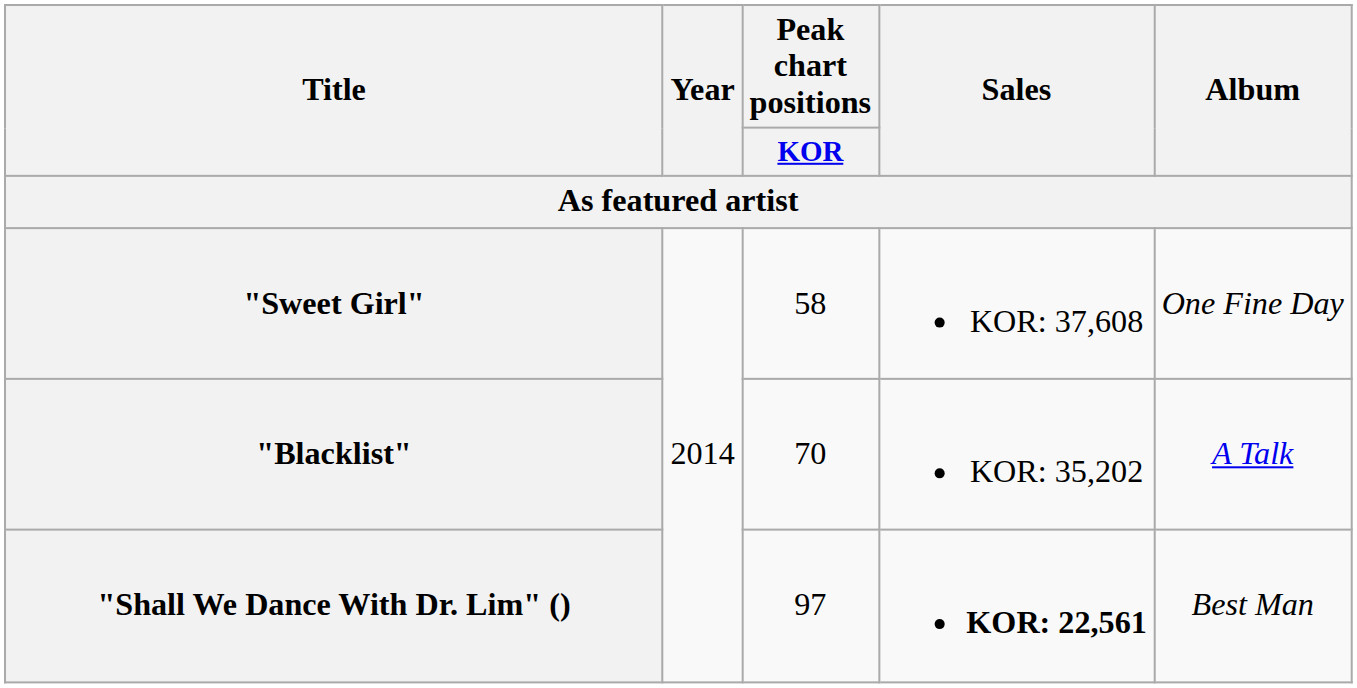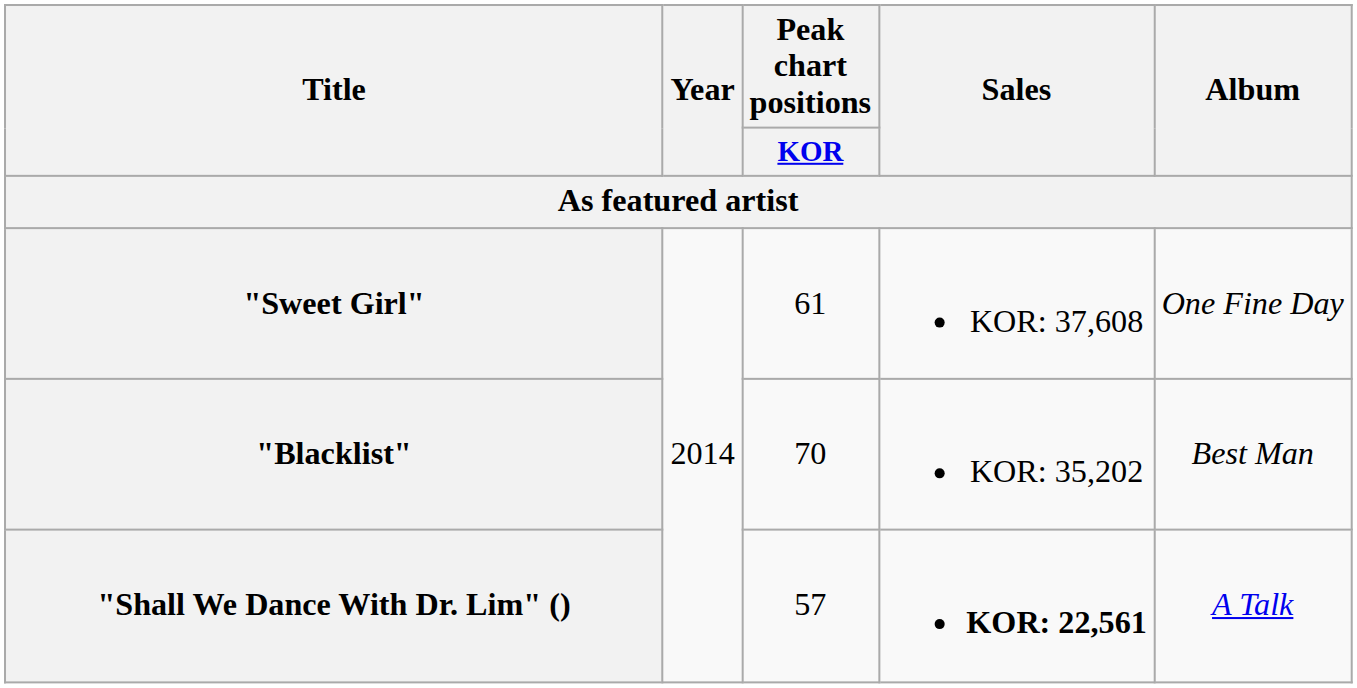(810, 302) 58 -> (810, 302) 61
(1253, 453) A Talk -> (1253, 453) Best Man
(810, 605) 97 -> (810, 605) 57
(1253, 605) Best Man -> (1253, 605) A Talk
